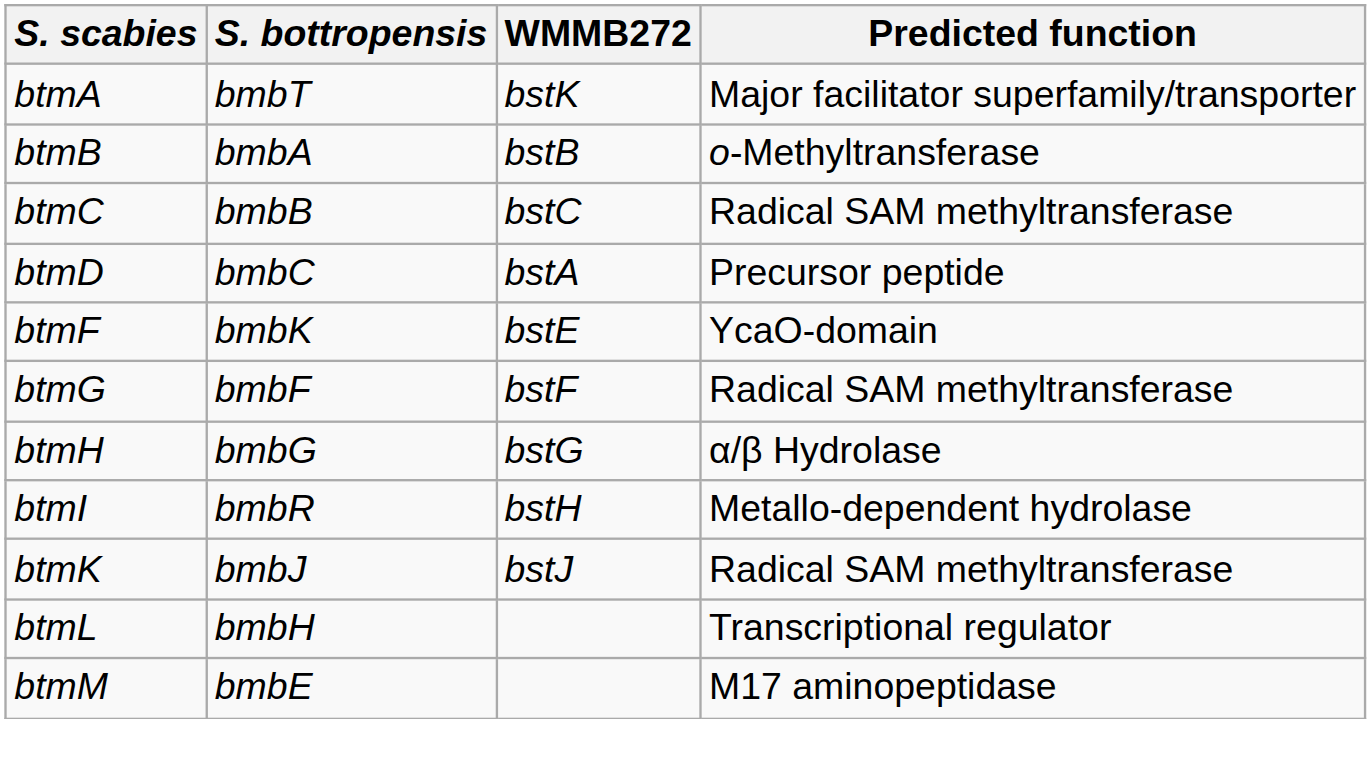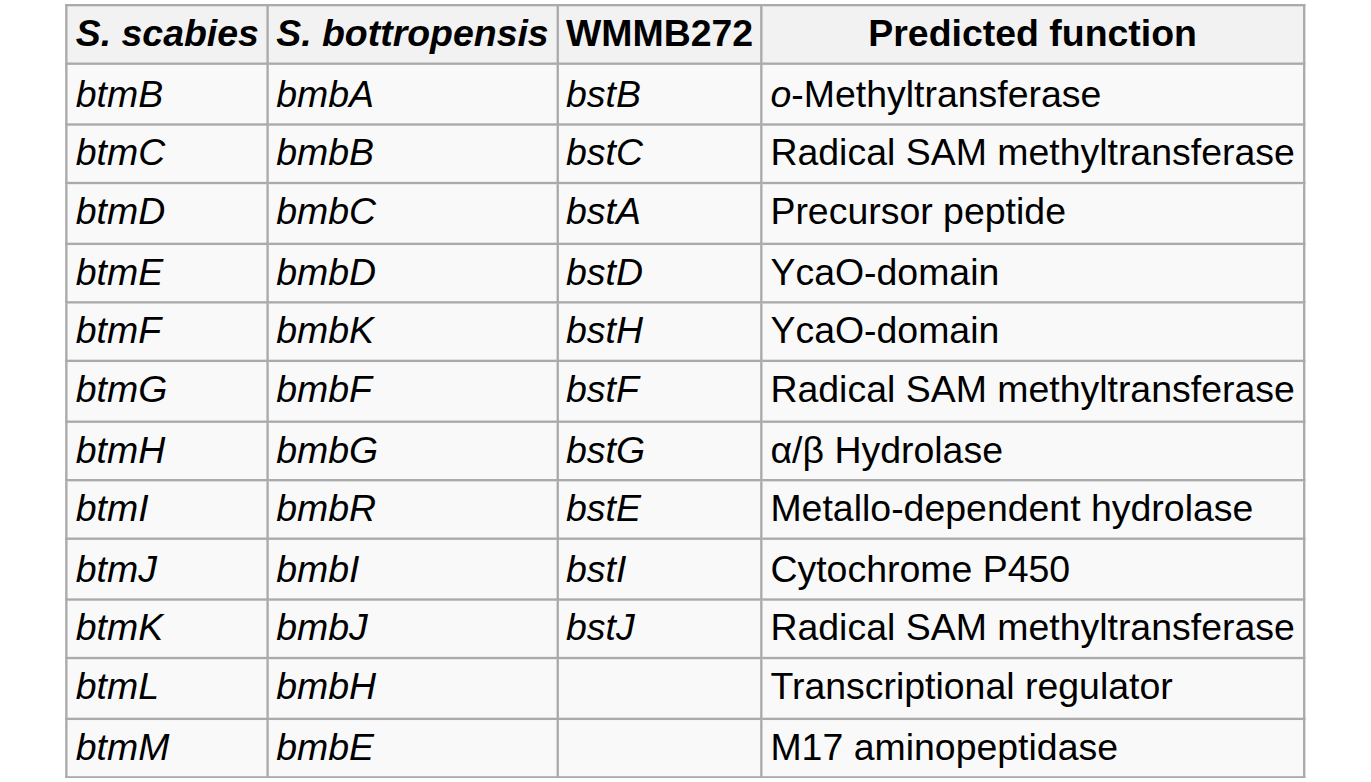- row: (58, 93)
+ row: (119, 271)
(542, 331) bstE -> (604, 331) bstH
(543, 509) bstH -> (603, 509) bstE
+ row: (116, 568)
